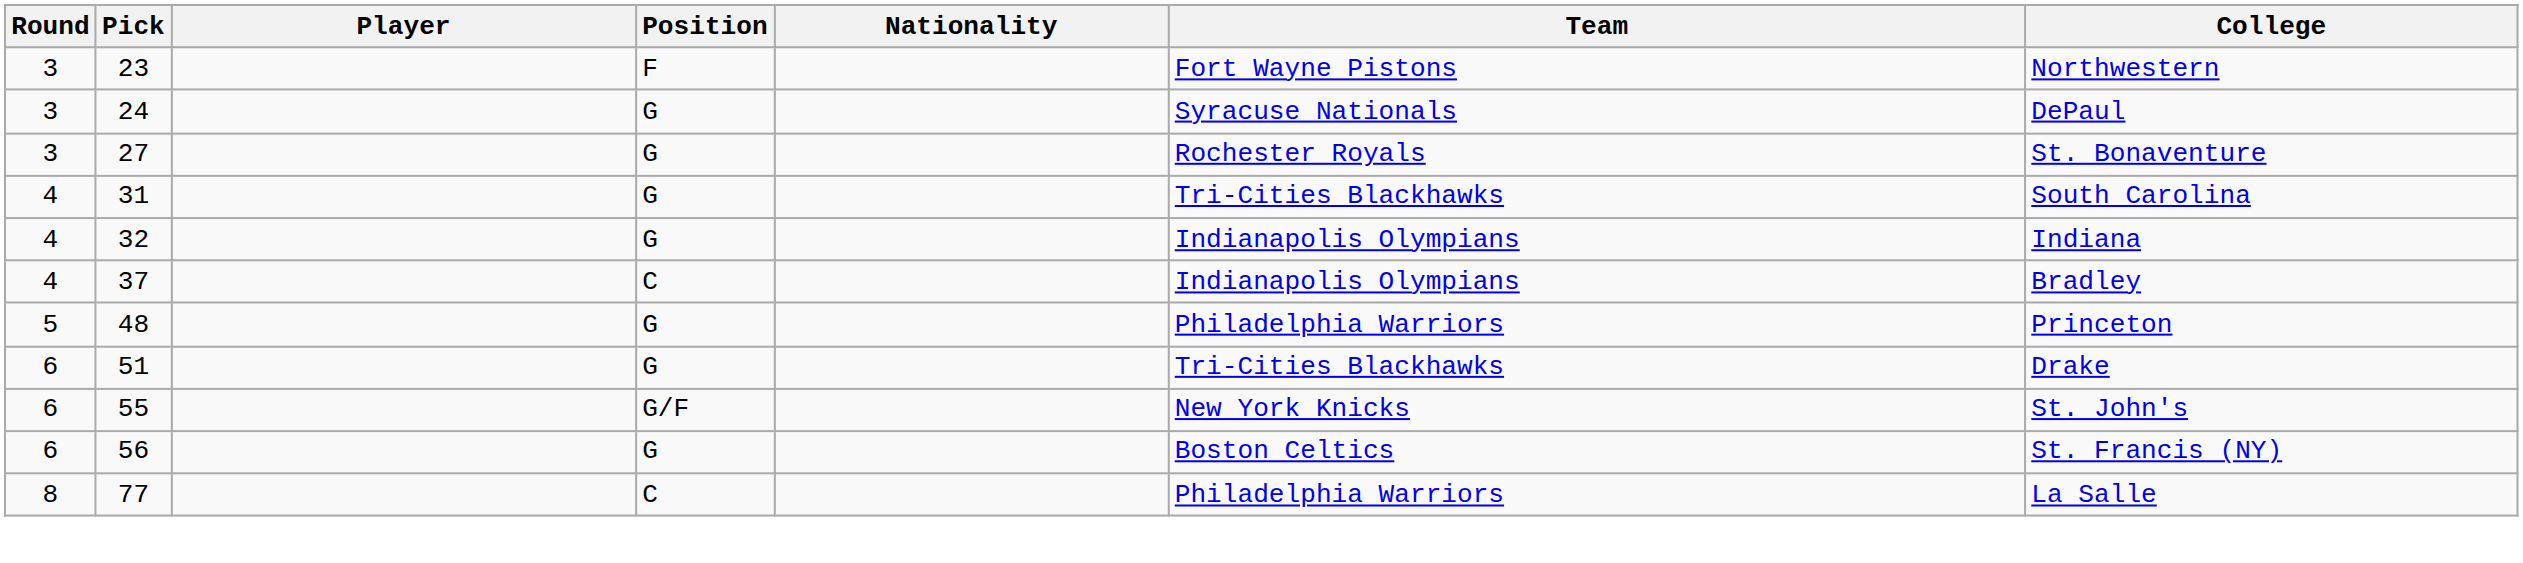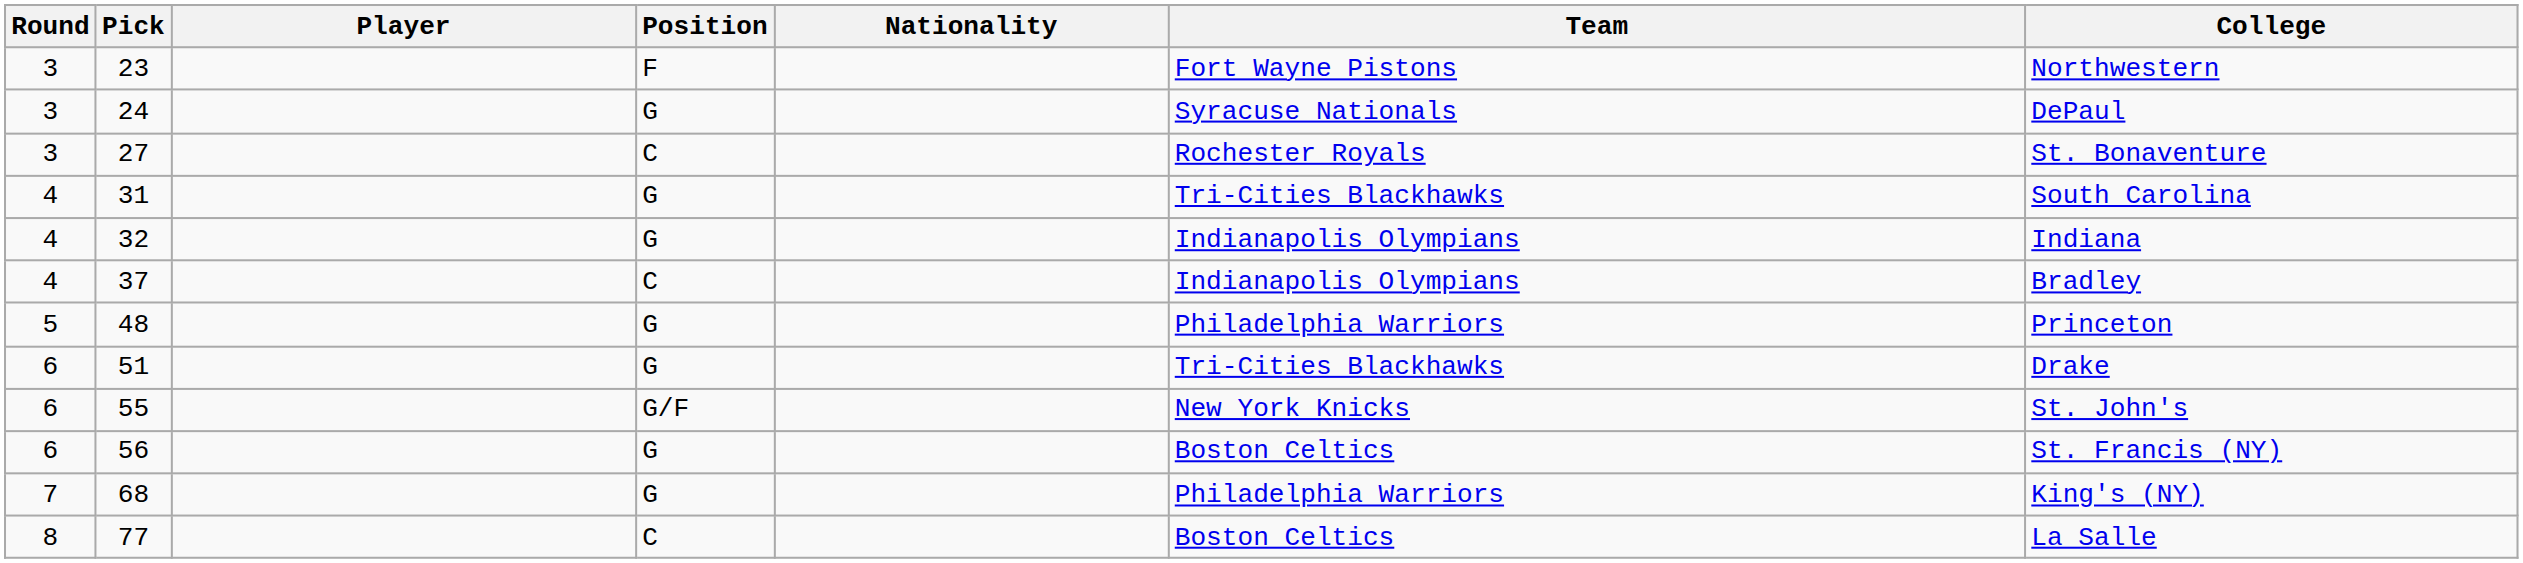(650, 154) G -> (650, 154) C
+ row: (133, 495)
(1339, 495) Philadelphia Warriors -> (1285, 537) Boston Celtics
